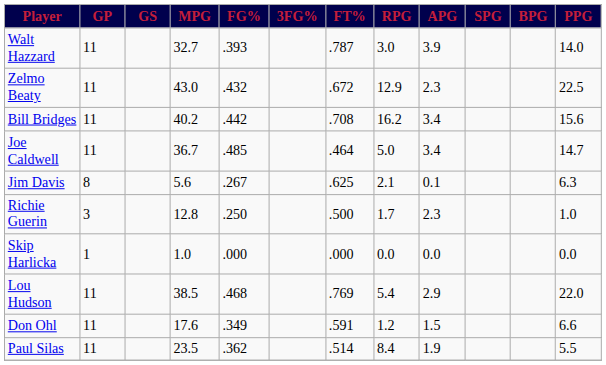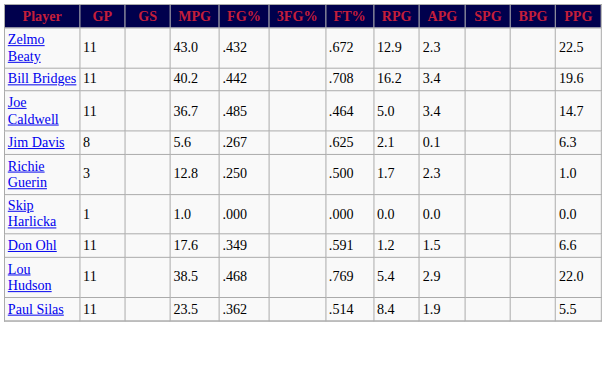- row: (31, 48)
(571, 119) 15.6 -> (571, 79) 19.6
rows swapped: (30, 294) <-> (32, 325)
